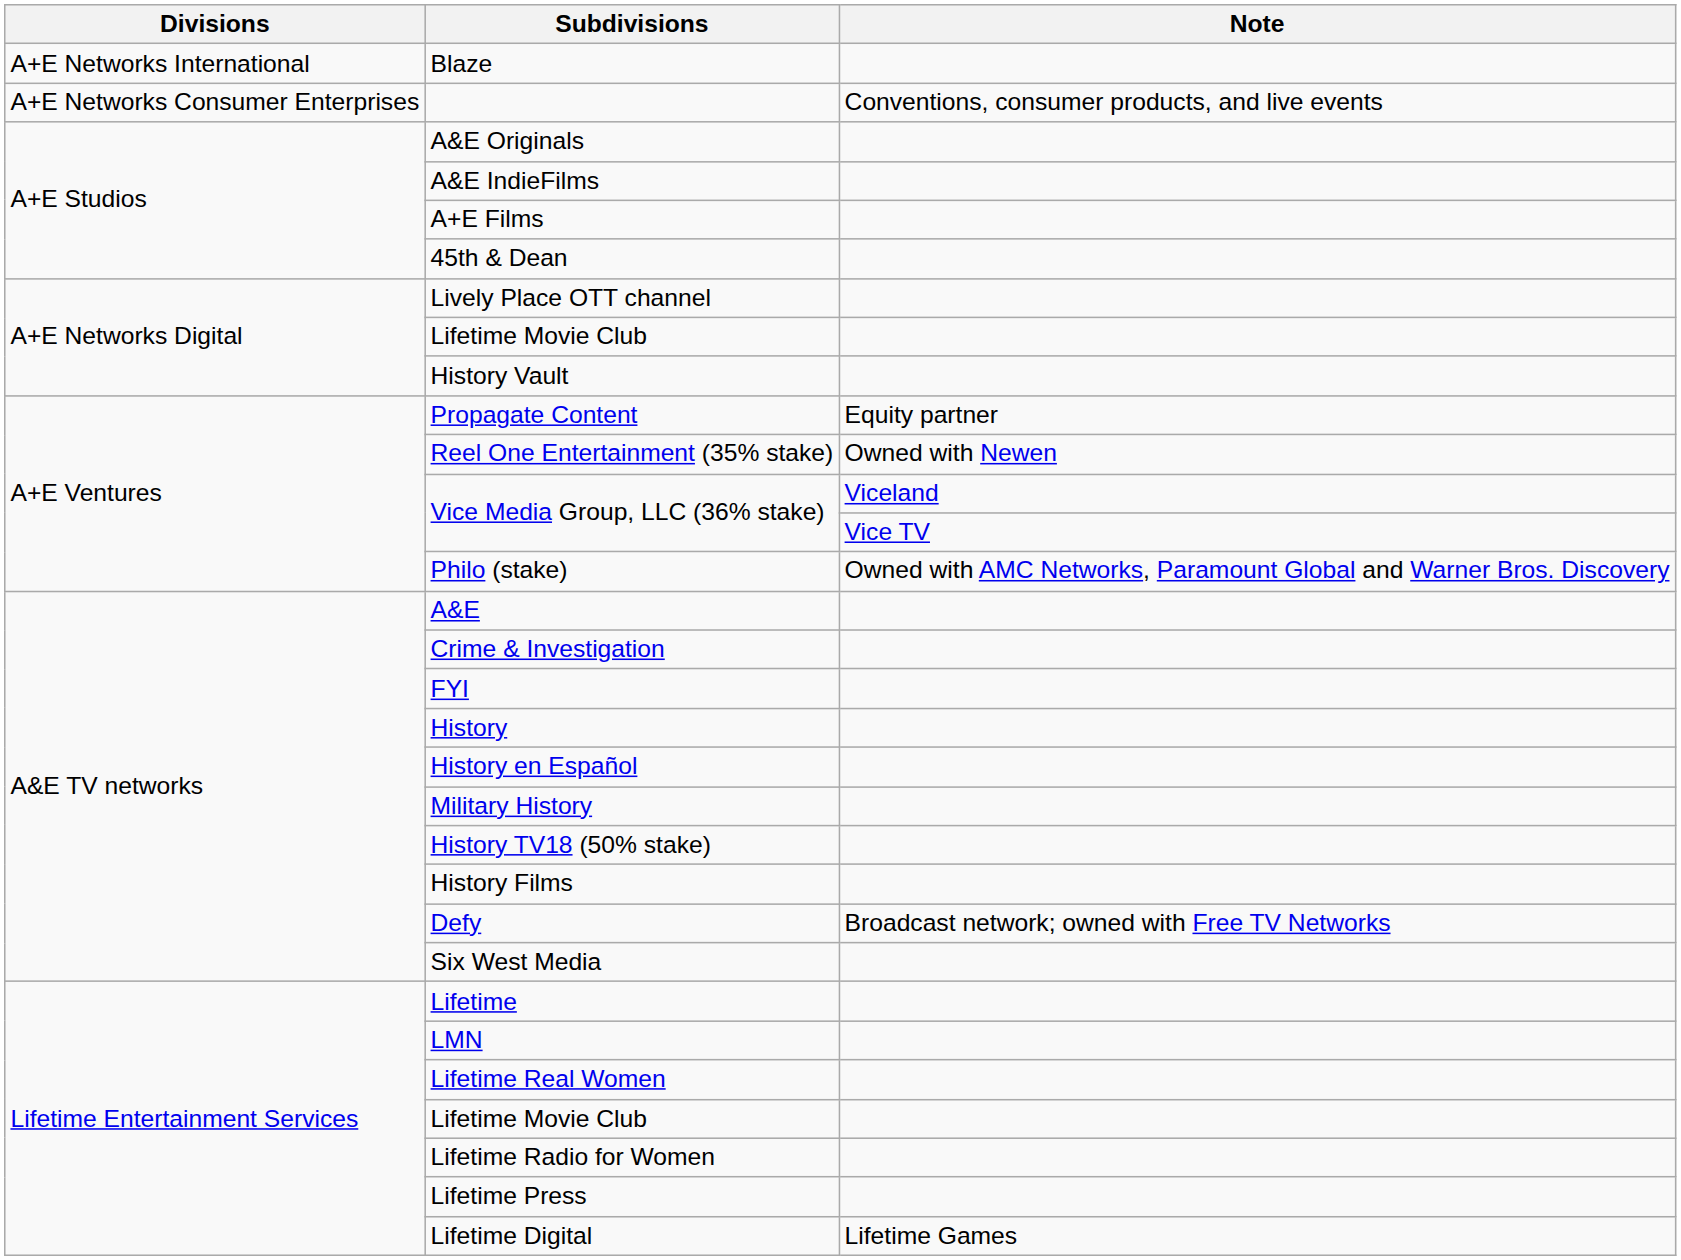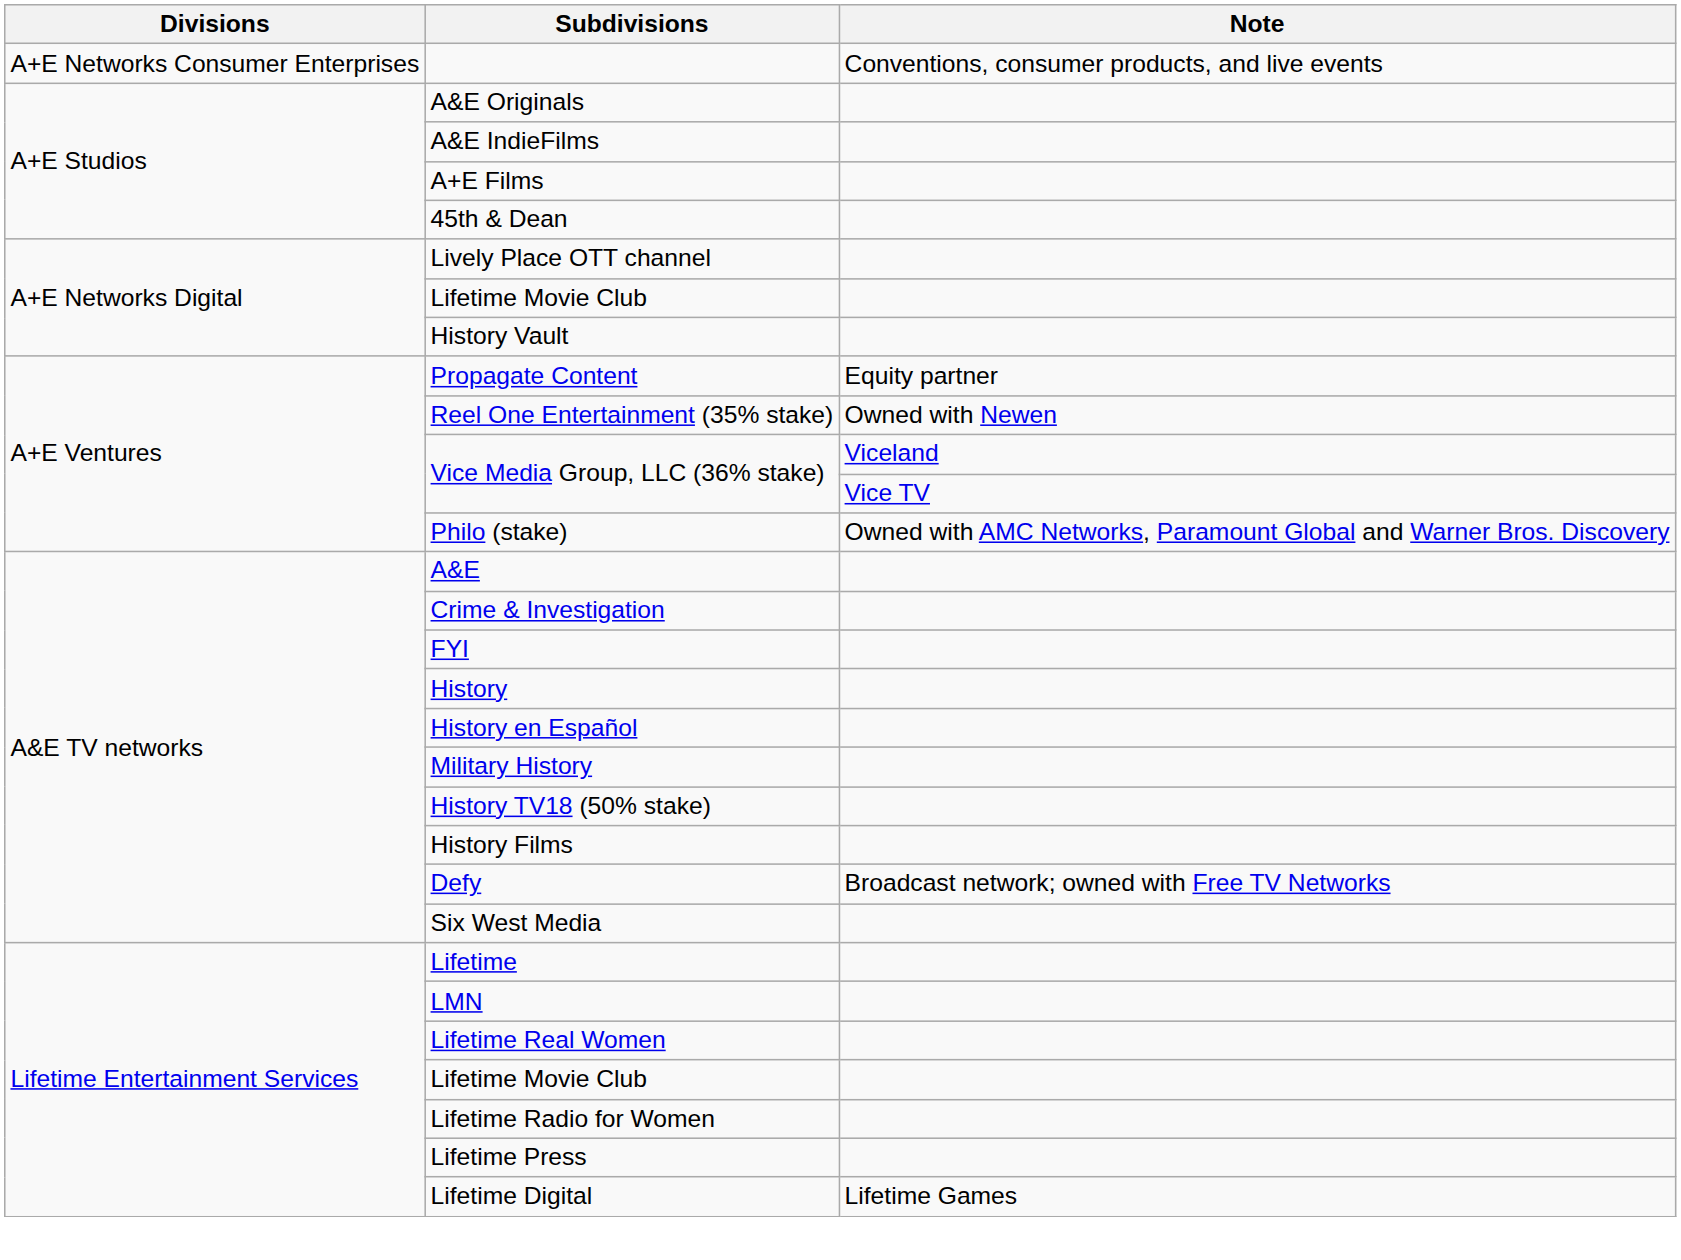- row: (461, 63)
